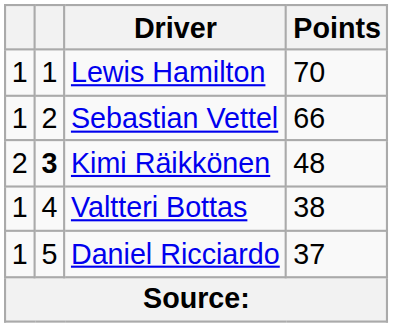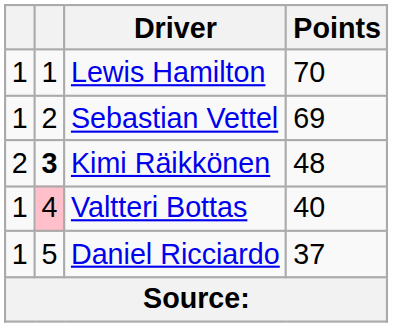(309, 118) 66 -> (309, 118) 69
(49, 208) no background -> (49, 208) pink background
(309, 208) 38 -> (309, 208) 40
